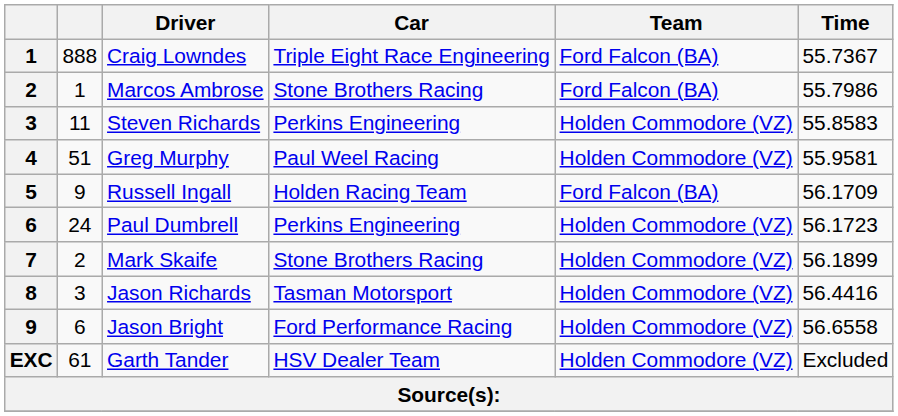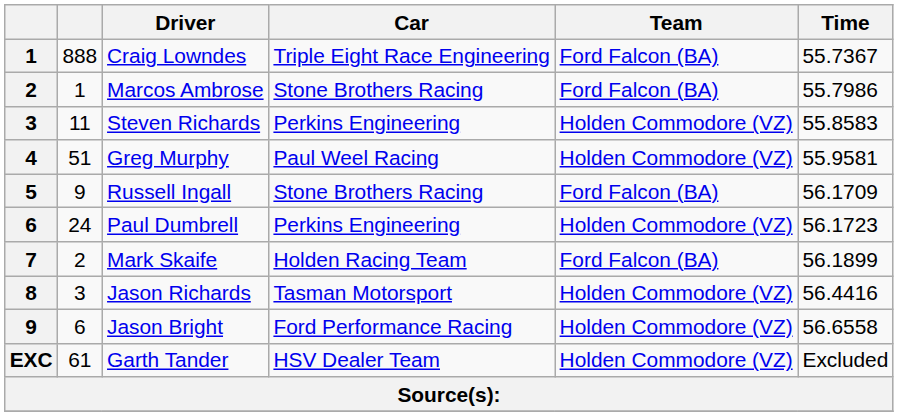(370, 191) Holden Racing Team -> (378, 191) Stone Brothers Racing
(378, 258) Stone Brothers Racing -> (370, 258) Holden Racing Team
(676, 258) Holden Commodore (VZ) -> (639, 258) Ford Falcon (BA)
